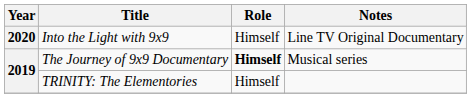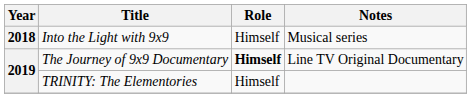(22, 37) 2020 -> (22, 37) 2018
(376, 37) Line TV Original Documentary -> (327, 37) Musical series
(327, 59) Musical series -> (376, 59) Line TV Original Documentary
